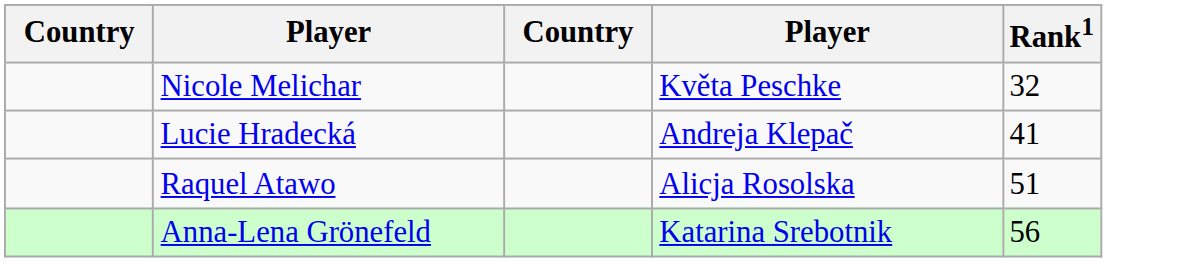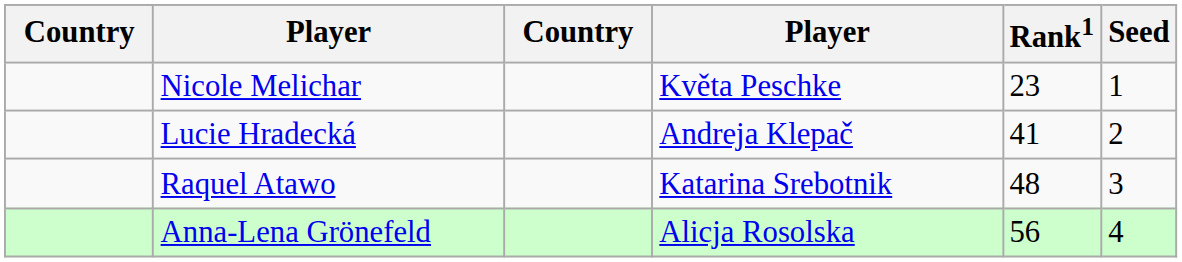+ column: (1139, 32)
(1025, 85) 32 -> (1025, 85) 23
(757, 183) Alicja Rosolska -> (776, 183) Katarina Srebotnik
(1025, 183) 51 -> (1025, 183) 48
(776, 232) Katarina Srebotnik -> (757, 232) Alicja Rosolska
